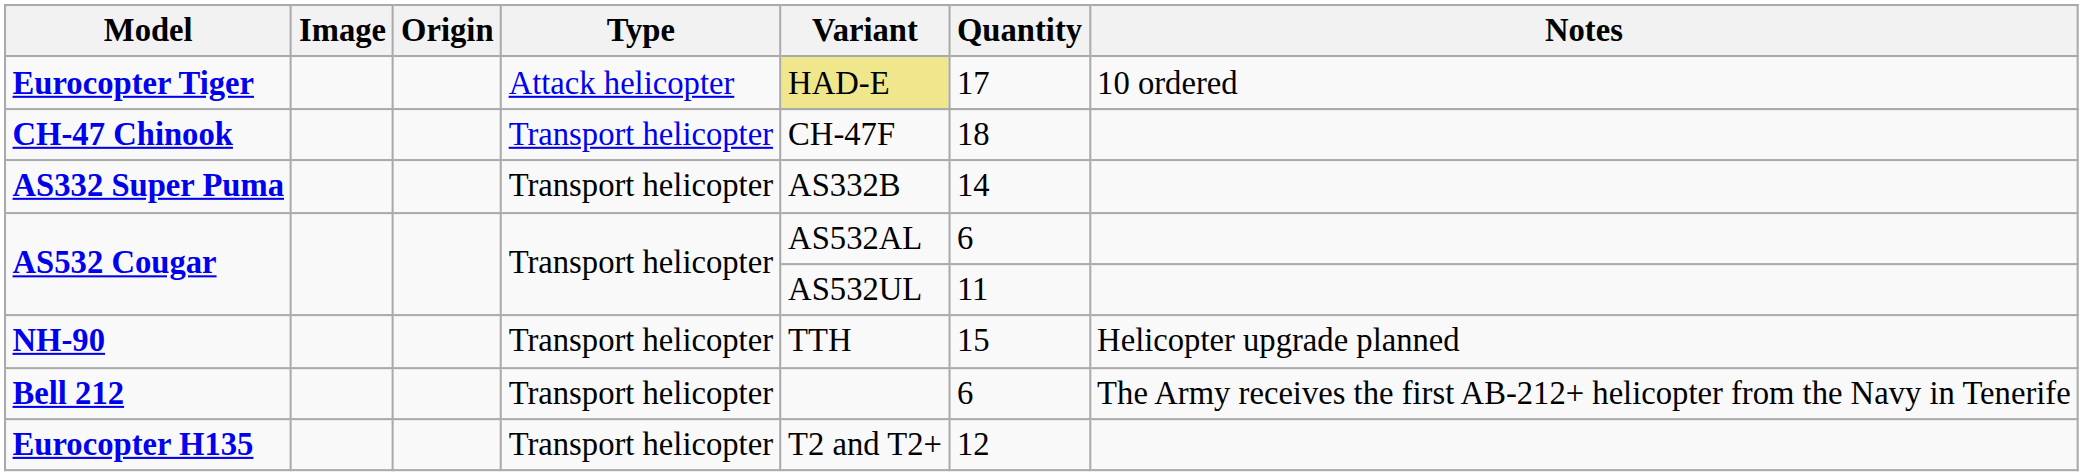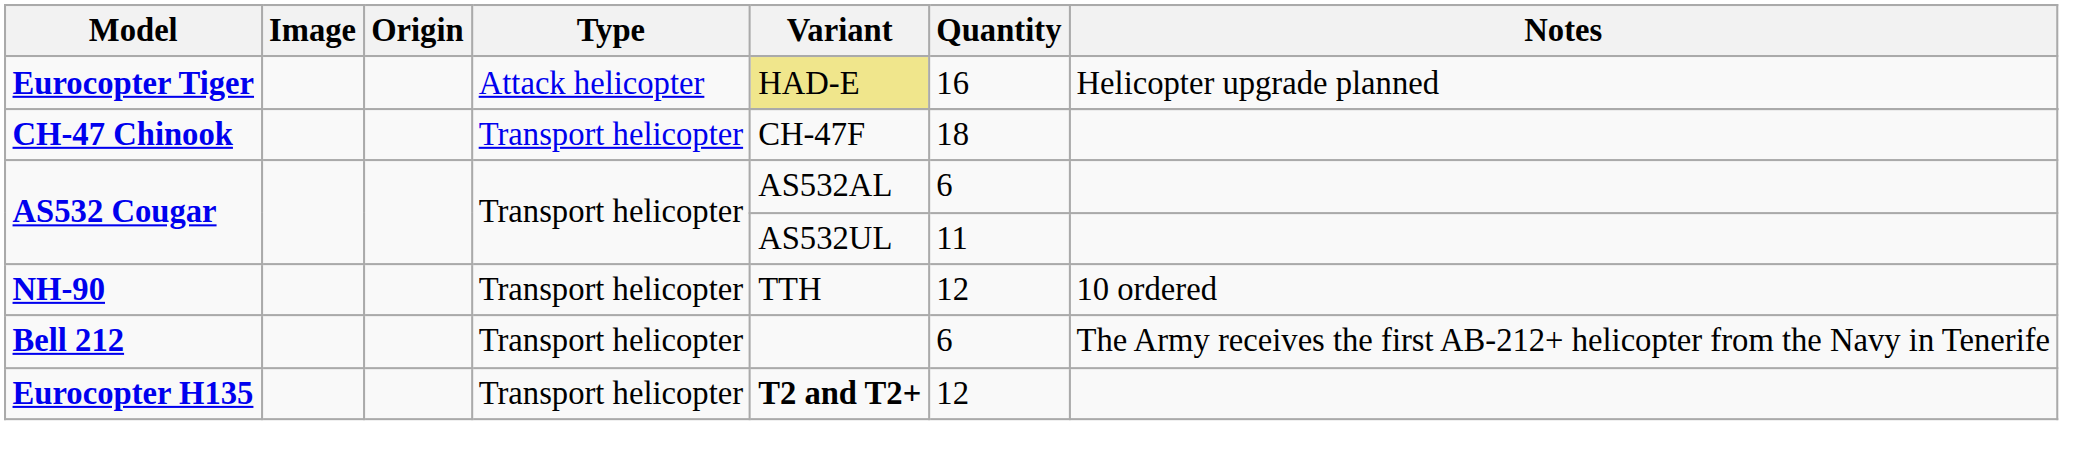(973, 82) 17 -> (953, 82) 16
(1167, 82) 10 ordered -> (1258, 82) Helicopter upgrade planned
- row: (148, 185)
(973, 340) 15 -> (953, 289) 12
(1278, 340) Helicopter upgrade planned -> (1147, 289) 10 ordered
(865, 444) normal -> (840, 392) bold
